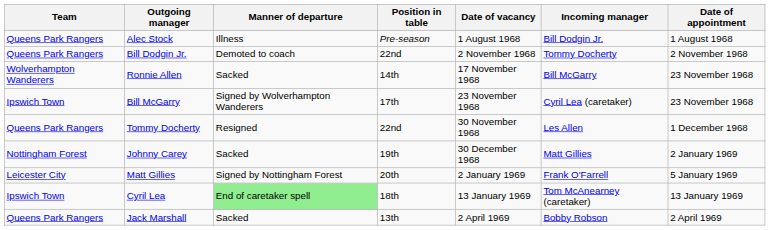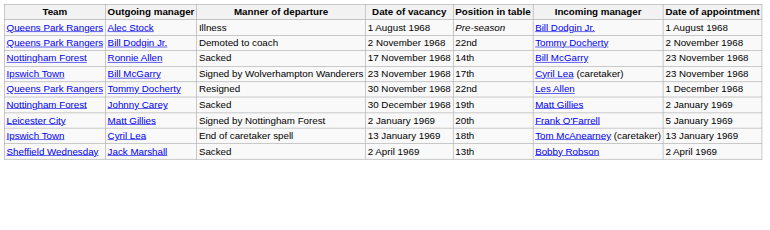columns swapped: (498, 17) <-> (417, 17)
(41, 75) Wolverhampton Wanderers -> (47, 58) Nottingham Forest
(263, 196) lightgreen background -> (246, 136) no background
(55, 217) Queens Park Rangers -> (52, 151) Sheffield Wednesday
